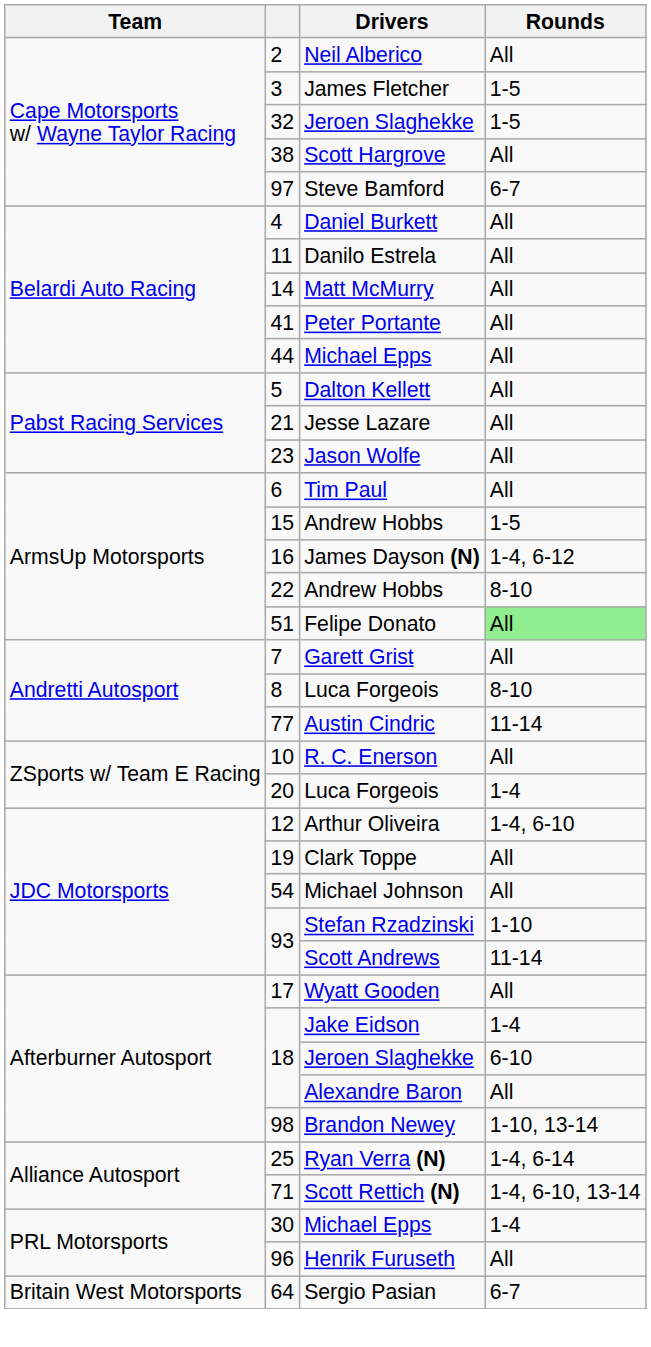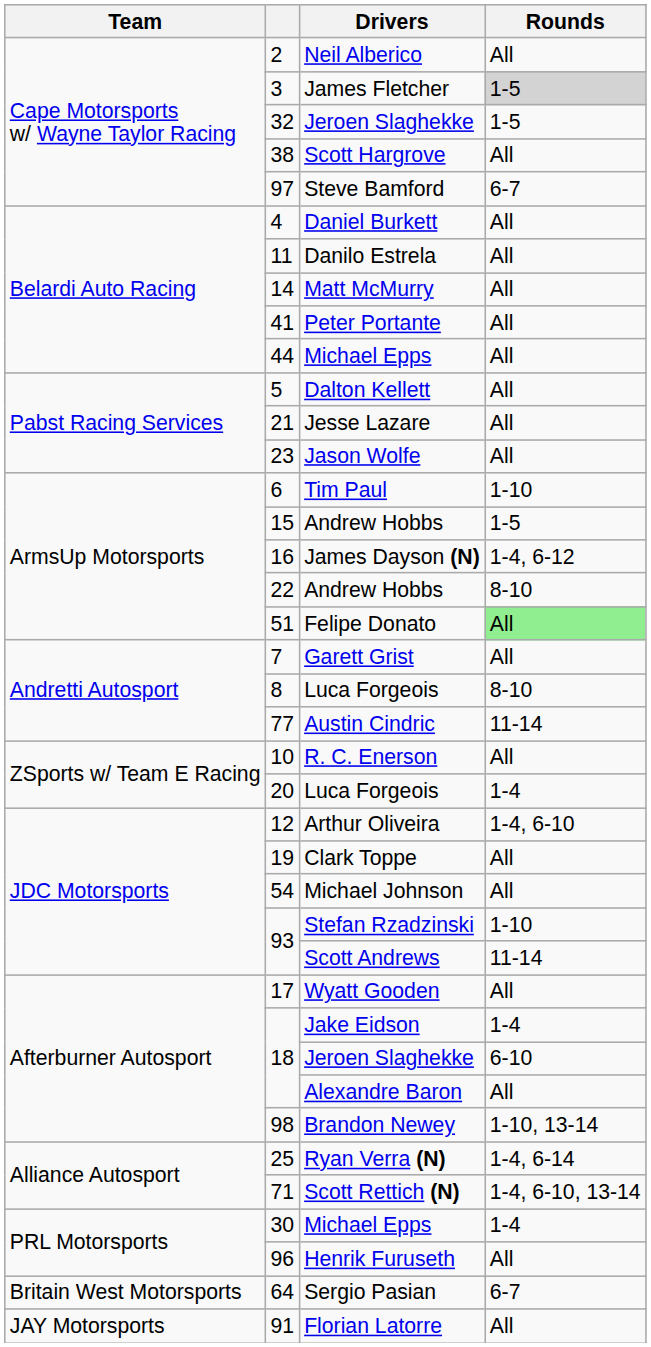(505, 88) no background -> (505, 88) lightgrey background
(502, 489) All -> (511, 489) 1-10
+ row: (282, 1325)
